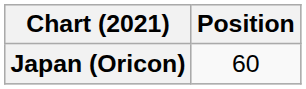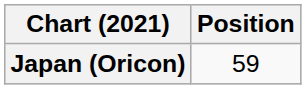(246, 63) 60 -> (246, 63) 59
